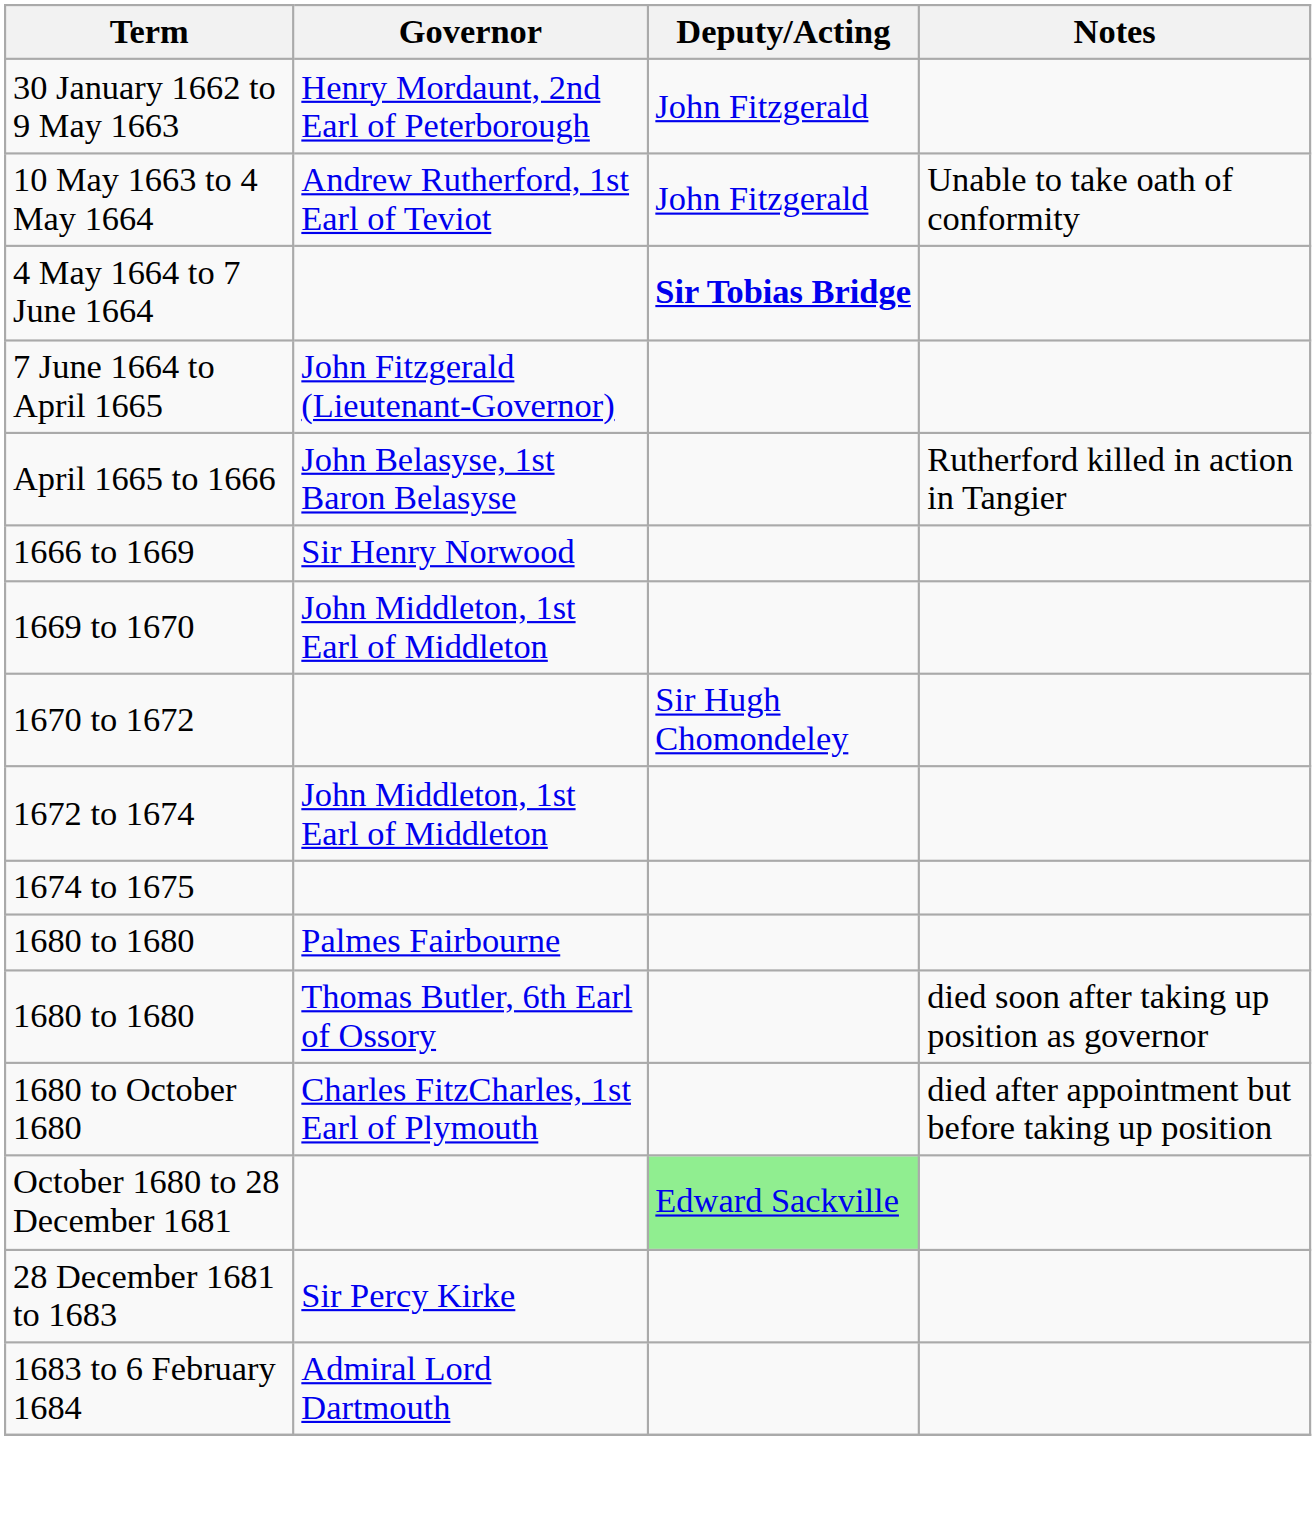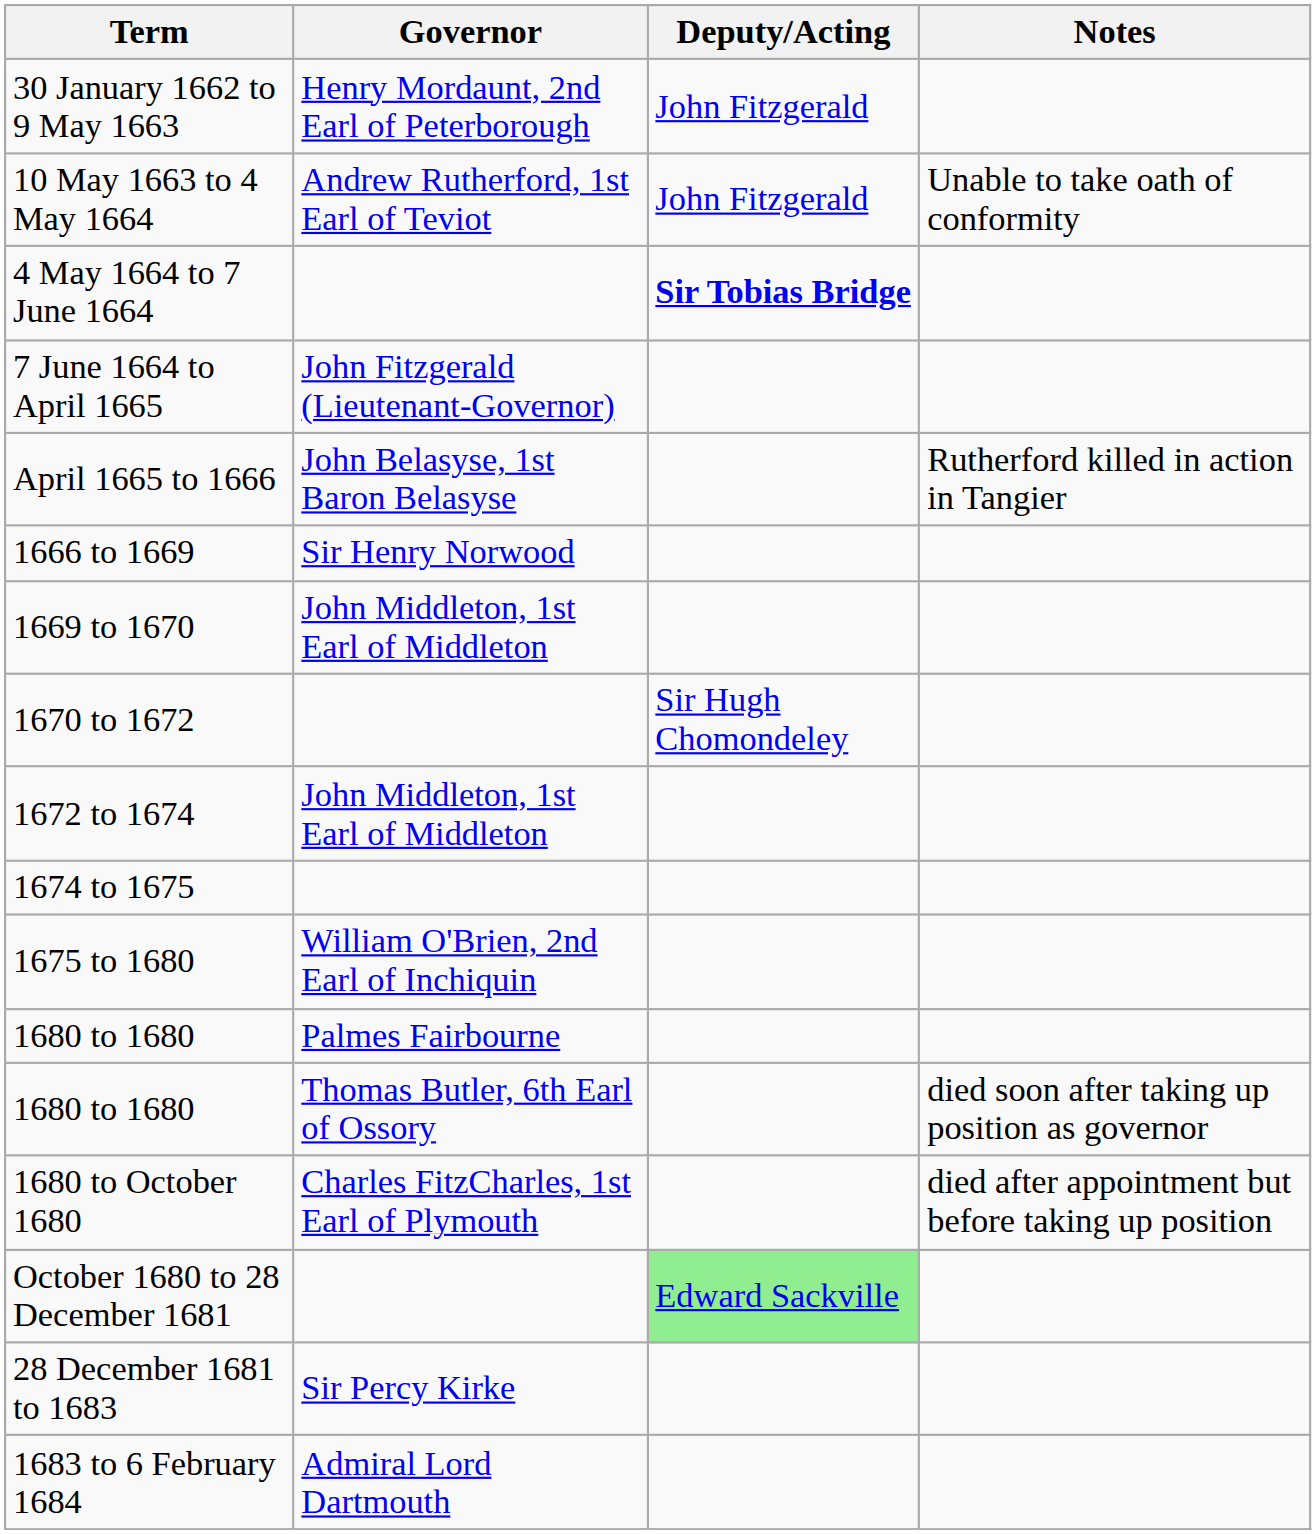+ row: (104, 960)
